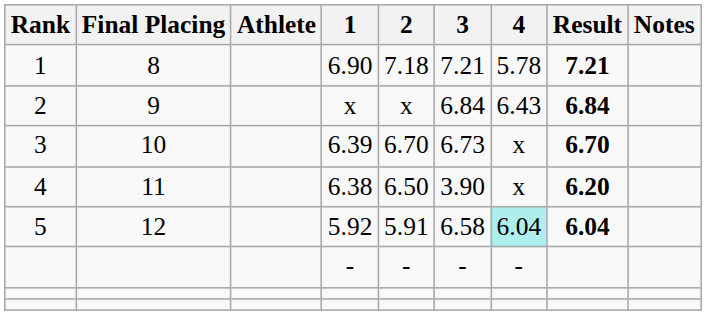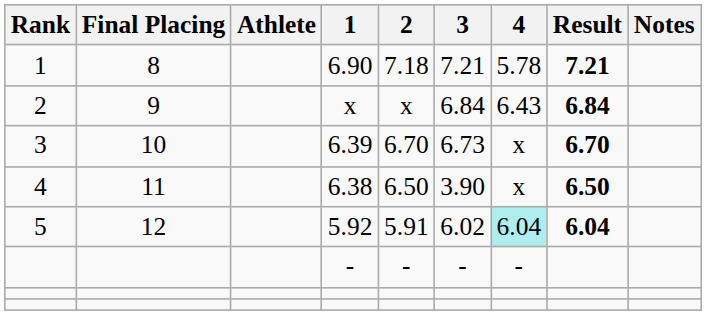(587, 186) 6.20 -> (587, 186) 6.50
(463, 226) 6.58 -> (463, 226) 6.02
